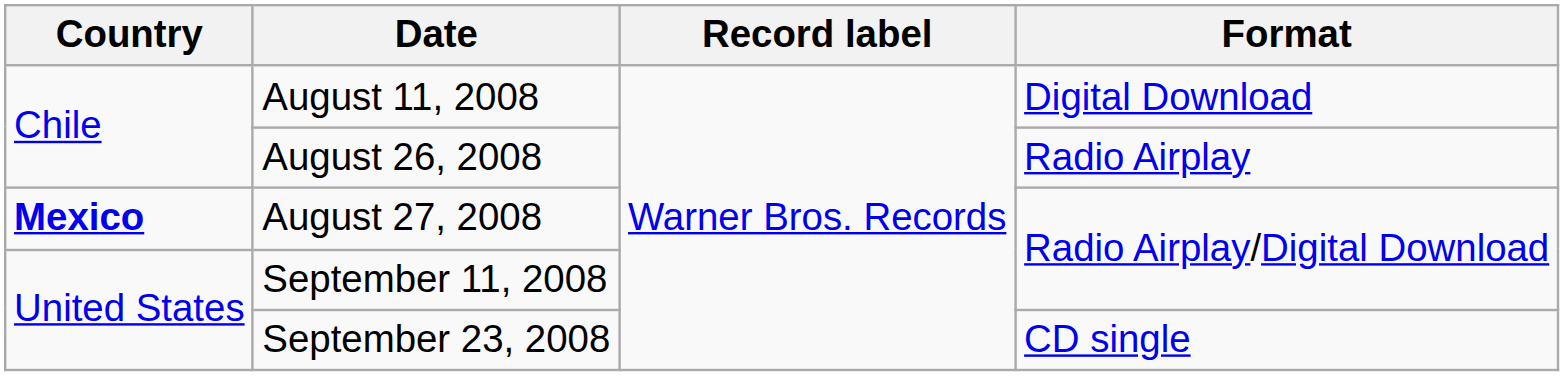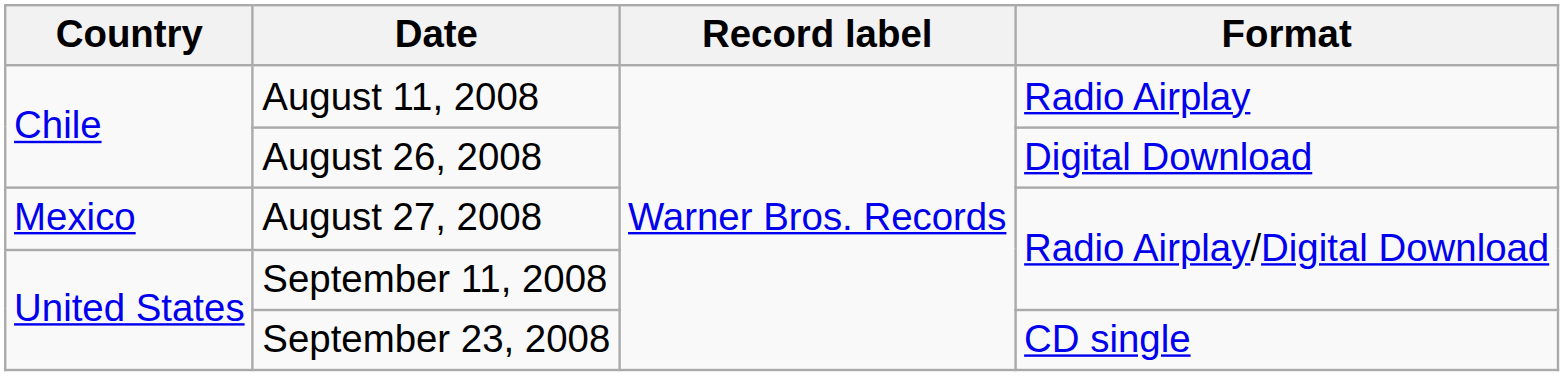(1168, 95) Digital Download -> (1137, 95) Radio Airplay
(1137, 156) Radio Airplay -> (1168, 156) Digital Download
(79, 217) bold -> (75, 217) normal
